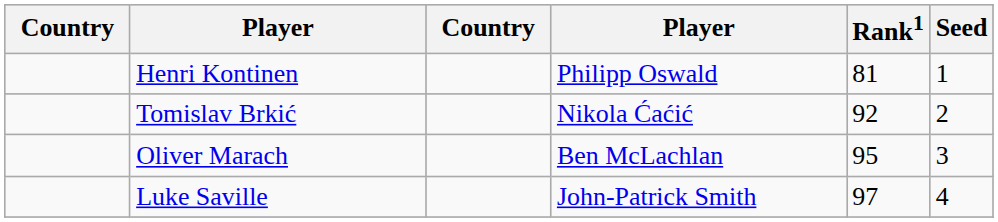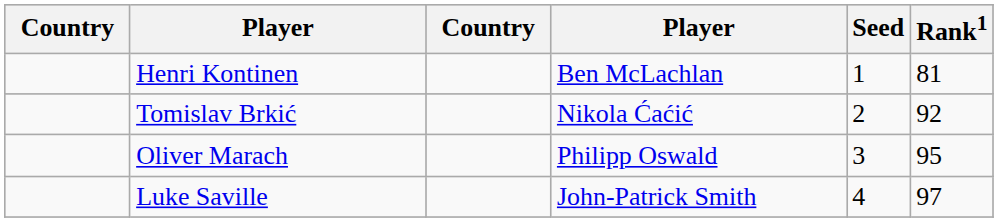columns swapped: (888, 28) <-> (962, 28)
(637, 73) Philipp Oswald -> (640, 73) Ben McLachlan
(640, 155) Ben McLachlan -> (637, 155) Philipp Oswald
